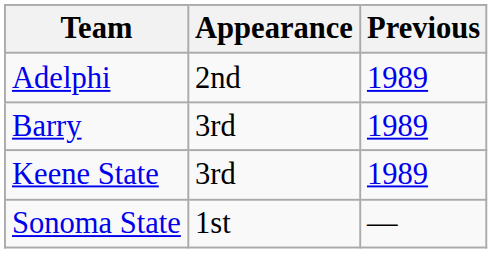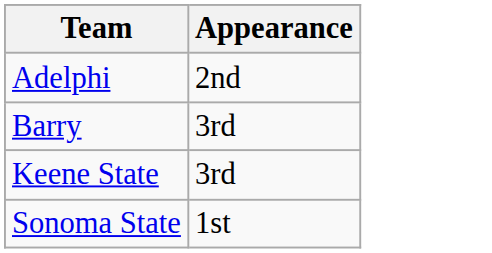- column: (424, 28)
